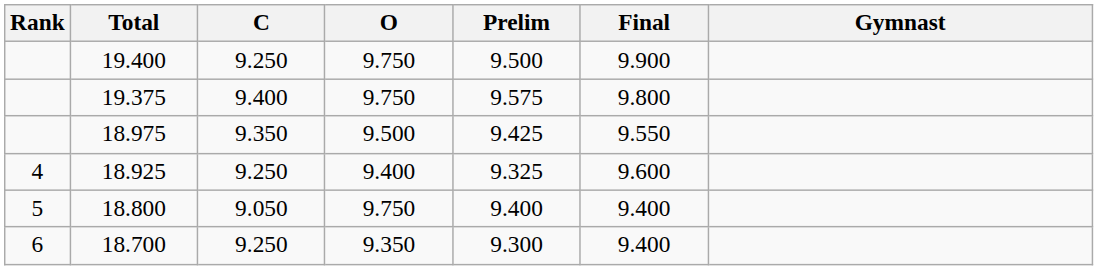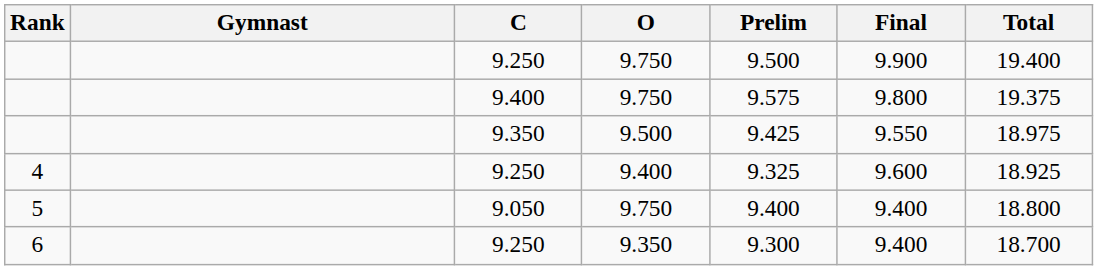columns swapped: (900, 23) <-> (134, 23)
